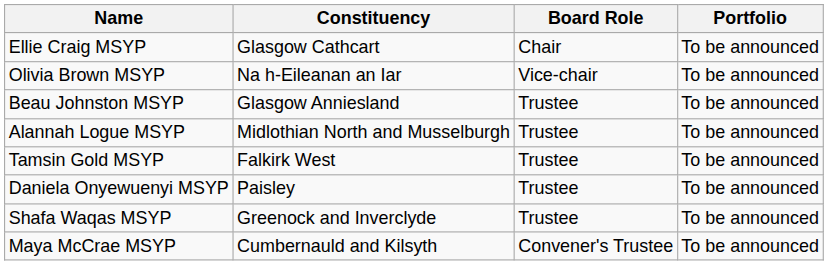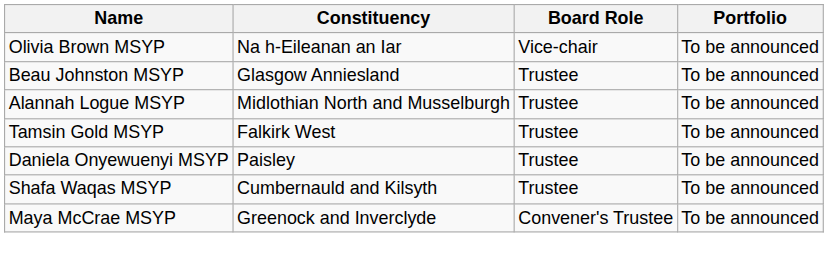- row: (77, 47)
(337, 217) Greenock and Inverclyde -> (337, 189) Cumbernauld and Kilsyth
(337, 246) Cumbernauld and Kilsyth -> (337, 217) Greenock and Inverclyde
